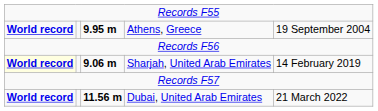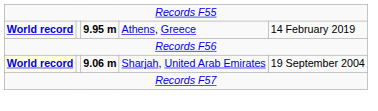(323, 30) 19 September 2004 -> (313, 30) 14 February 2019
(318, 64) 14 February 2019 -> (318, 64) 19 September 2004
- row: (195, 98)
